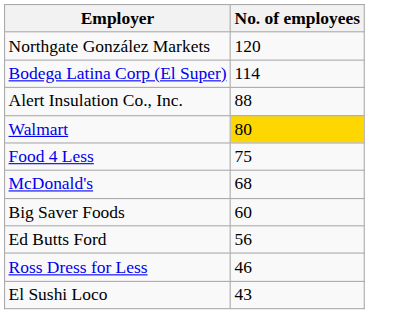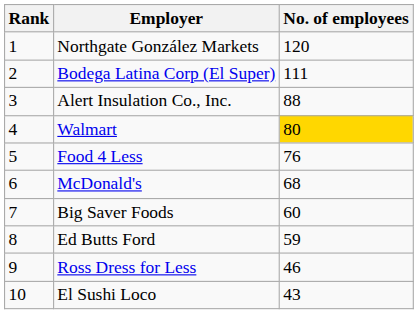+ column: (29, 18)
(247, 73) 114 -> (296, 73) 111
(243, 156) 75 -> (292, 156) 76
(243, 239) 56 -> (292, 239) 59
